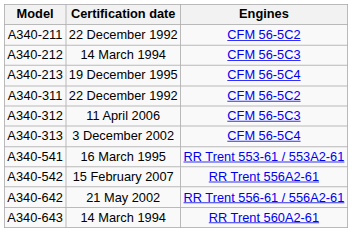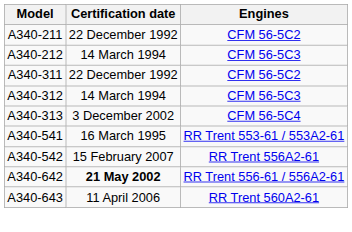- row: (35, 75)
(123, 116) 11 April 2006 -> (123, 95) 14 March 1994
(123, 197) normal -> (123, 177) bold
(123, 217) 14 March 1994 -> (123, 197) 11 April 2006
